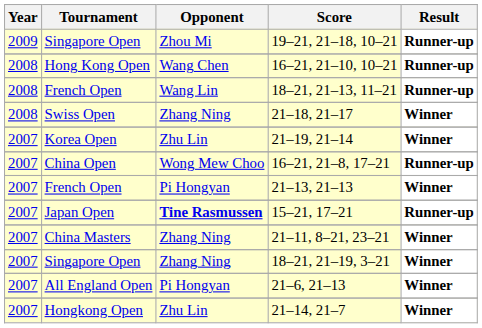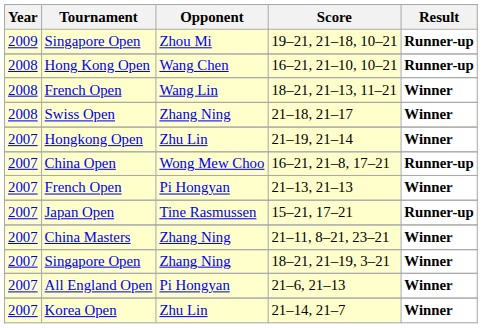(439, 90) Runner-up -> (429, 90) Winner
(81, 139) Korea Open -> (94, 139) Hongkong Open
(211, 212) bold -> (208, 212) normal
(94, 310) Hongkong Open -> (81, 310) Korea Open
